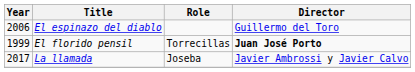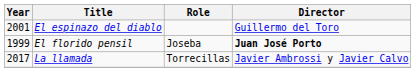(18, 28) 2006 -> (18, 28) 2001
(198, 44) Torrecillas -> (184, 44) Joseba
(184, 59) Joseba -> (198, 59) Torrecillas
